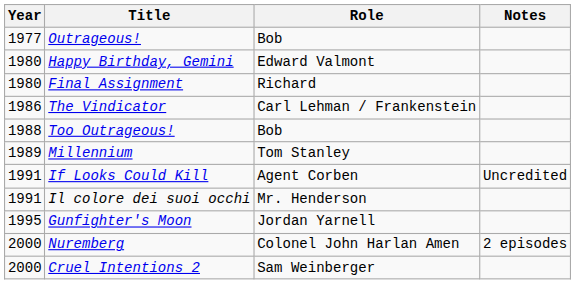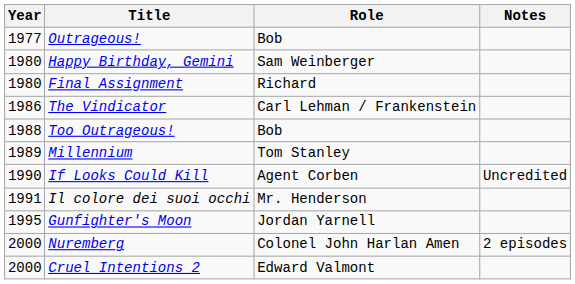(316, 62) Edward Valmont -> (316, 62) Sam Weinberger
(25, 176) 1991 -> (25, 176) 1990
(316, 268) Sam Weinberger -> (316, 268) Edward Valmont
